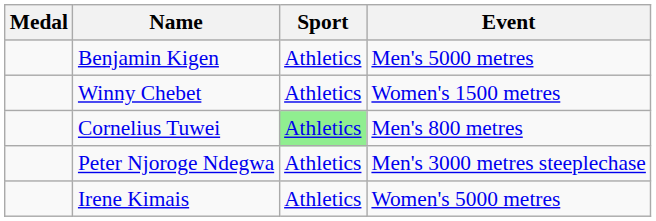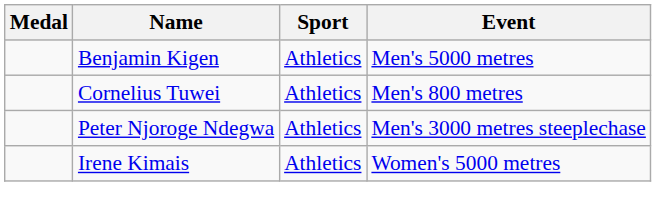- row: (140, 93)
(323, 128) lightgreen background -> (323, 93) no background
